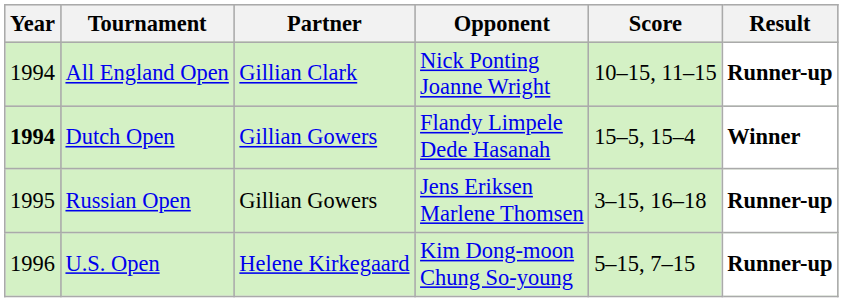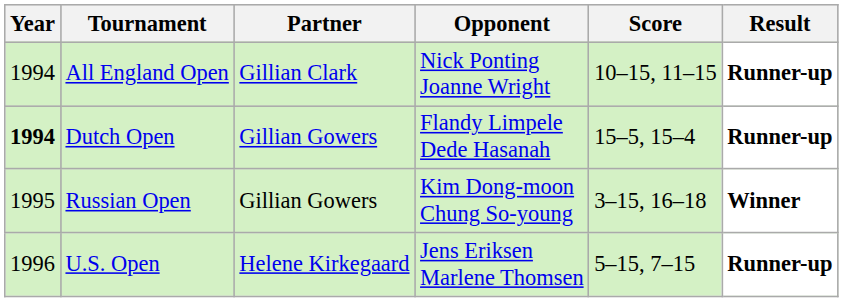(764, 137) Winner -> (780, 137) Runner-up
(502, 200) Jens Eriksen Marlene Thomsen -> (497, 200) Kim Dong-moon Chung So-young
(780, 200) Runner-up -> (764, 200) Winner
(497, 264) Kim Dong-moon Chung So-young -> (502, 264) Jens Eriksen Marlene Thomsen
